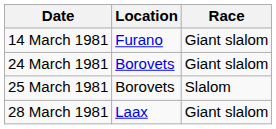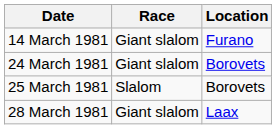columns swapped: (147, 16) <-> (227, 16)
